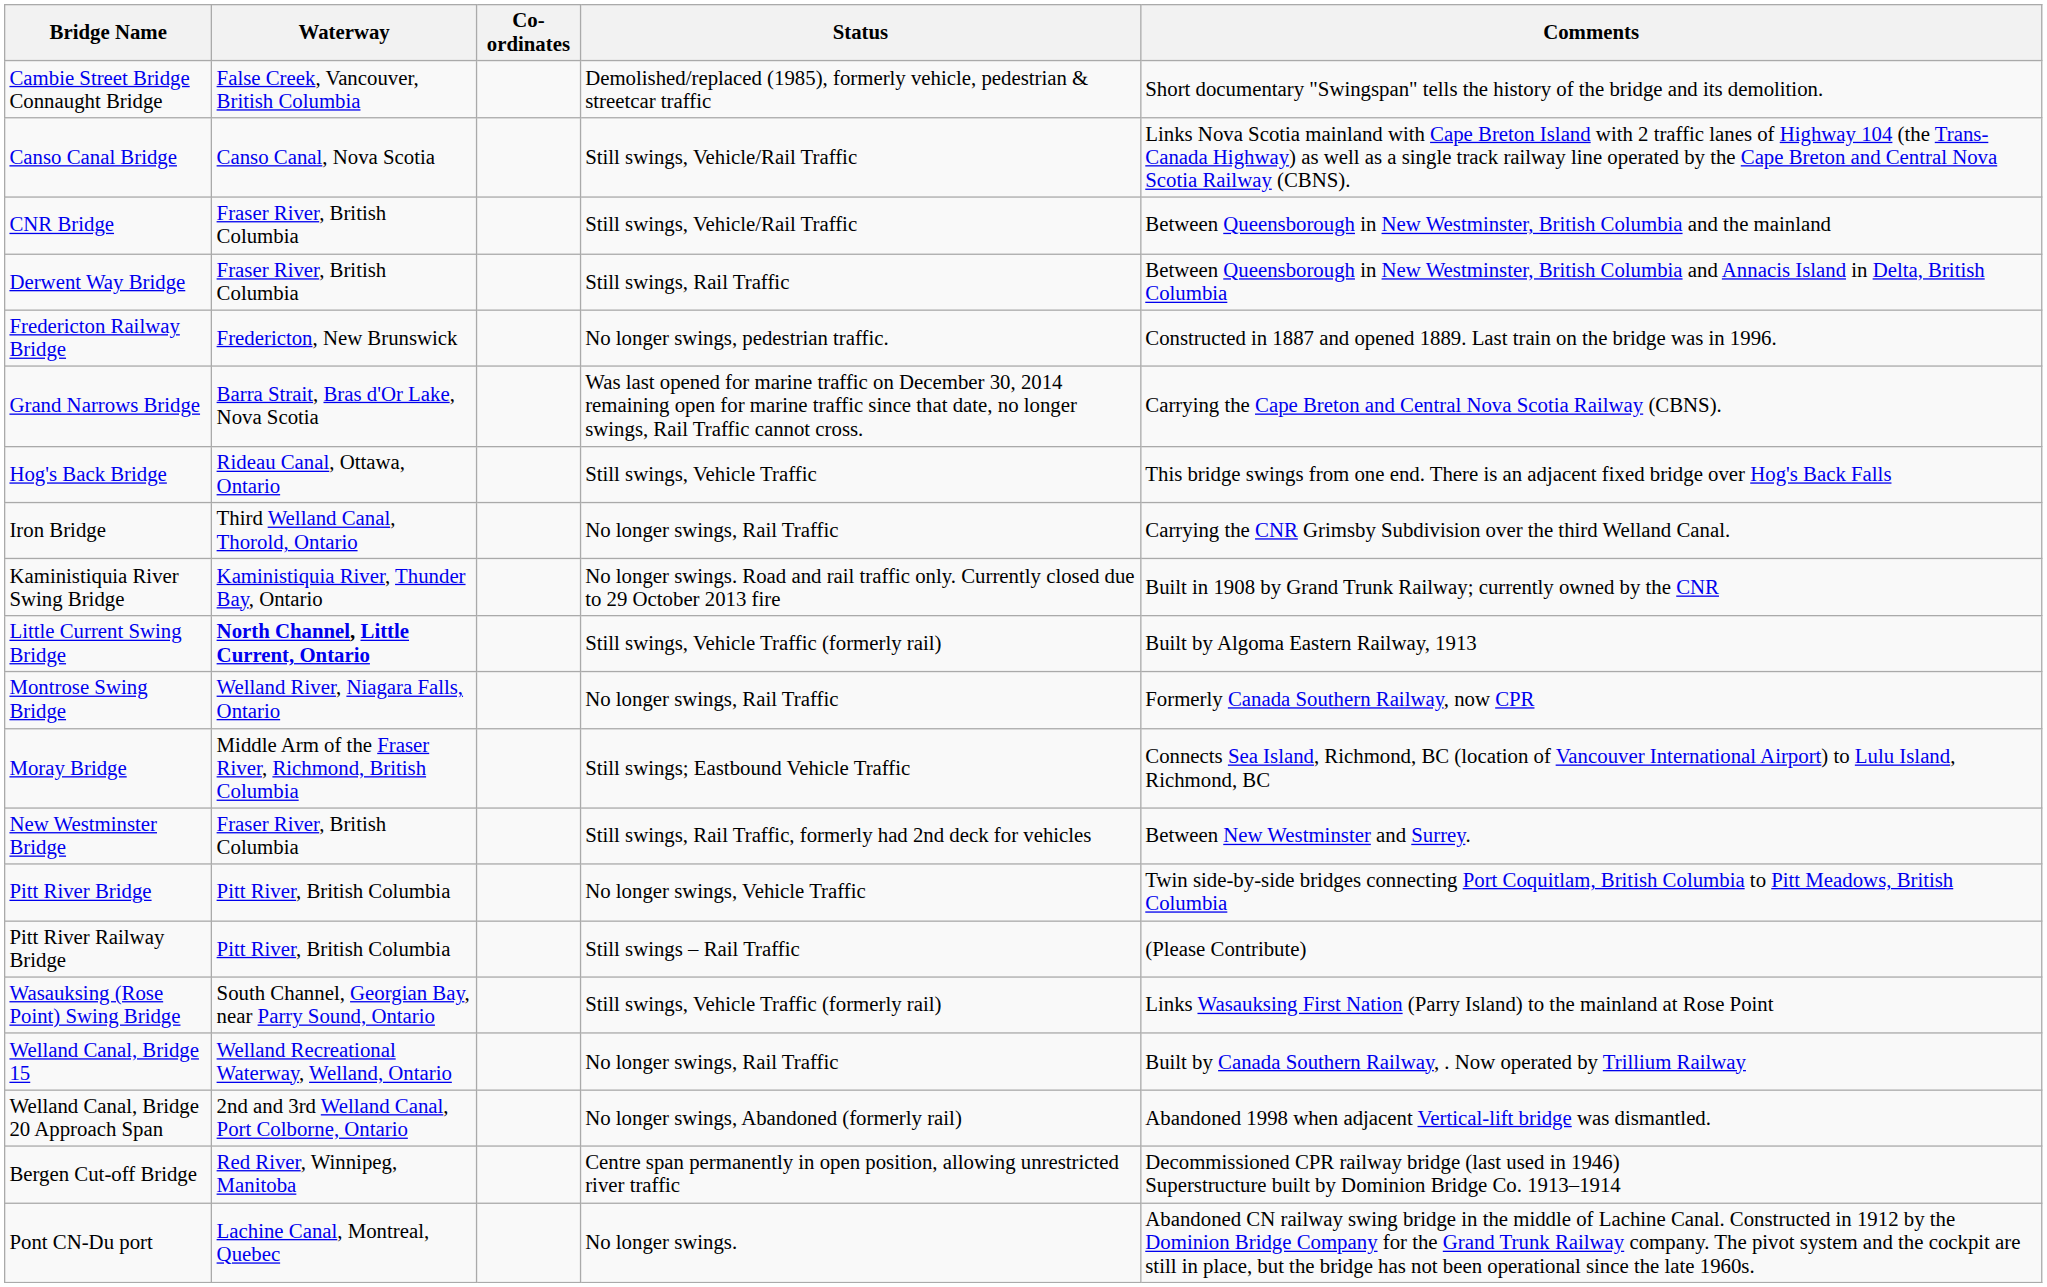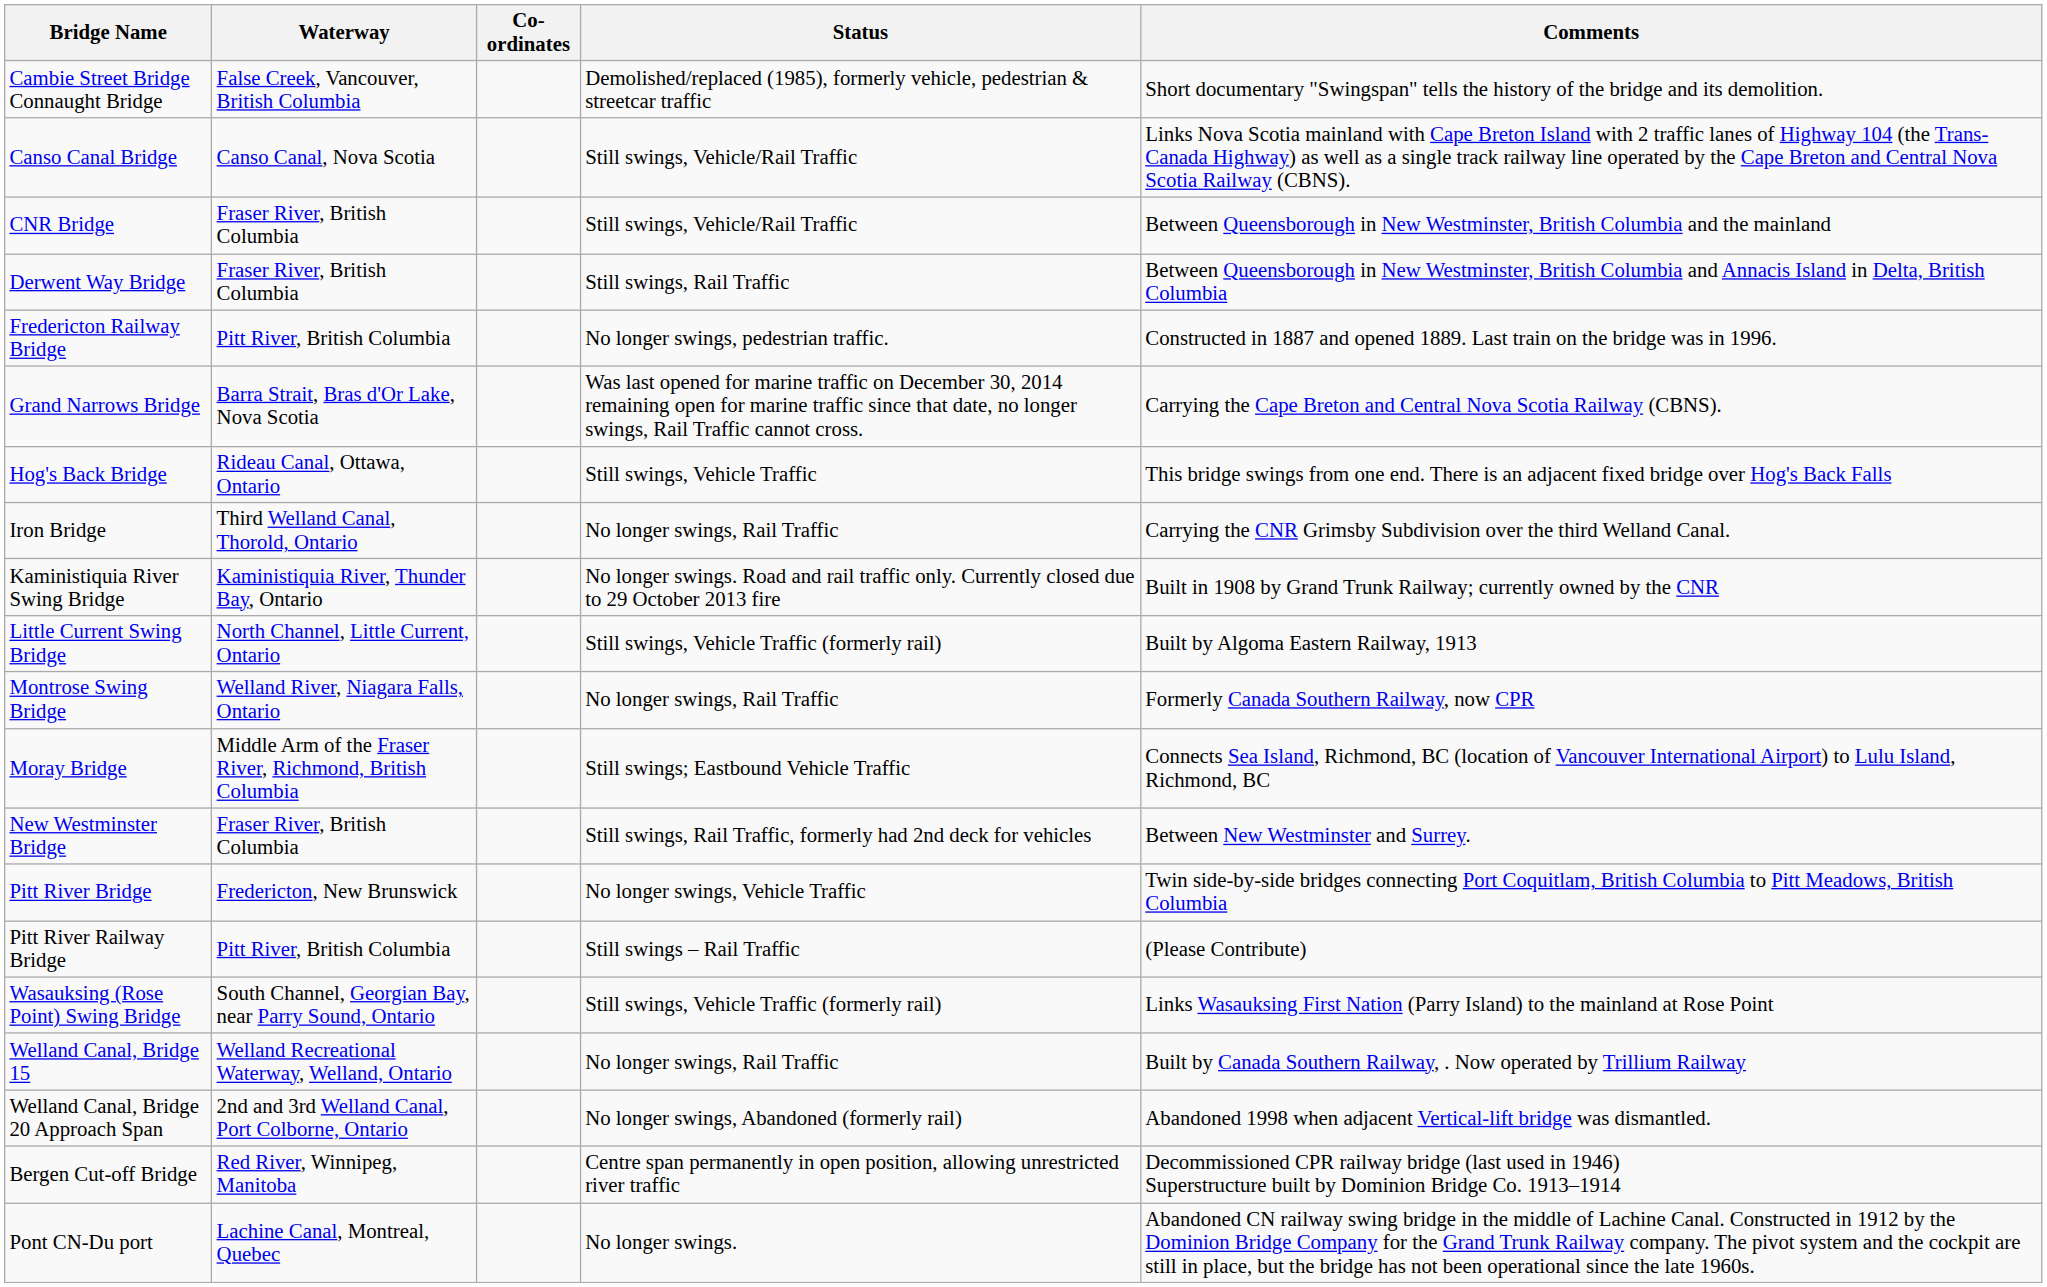(337, 338) Fredericton, New Brunswick -> (333, 338) Pitt River, British Columbia
(313, 643) bold -> (343, 643) normal
(333, 892) Pitt River, British Columbia -> (337, 892) Fredericton, New Brunswick
